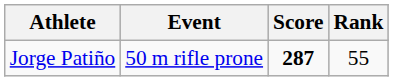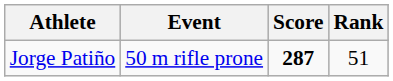(358, 57) 55 -> (358, 57) 51
